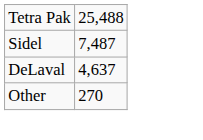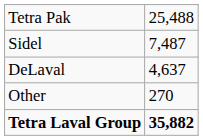+ row: (75, 122)
